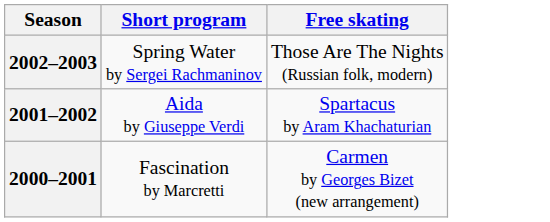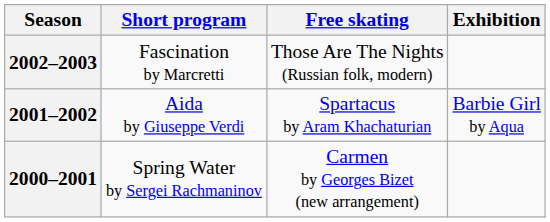+ column: (497, 19)
(184, 61) Spring Water by Sergei Rachmaninov -> (184, 61) Fascination by Marcretti
(184, 178) Fascination by Marcretti -> (184, 178) Spring Water by Sergei Rachmaninov
